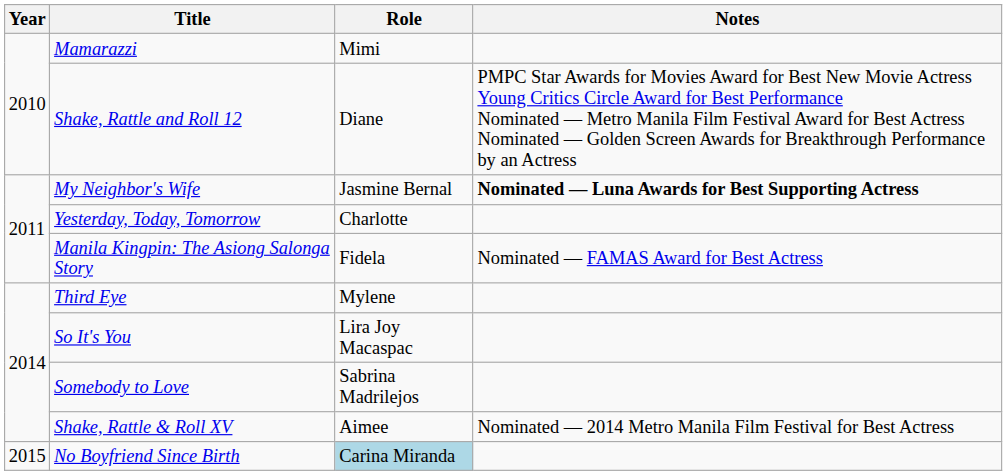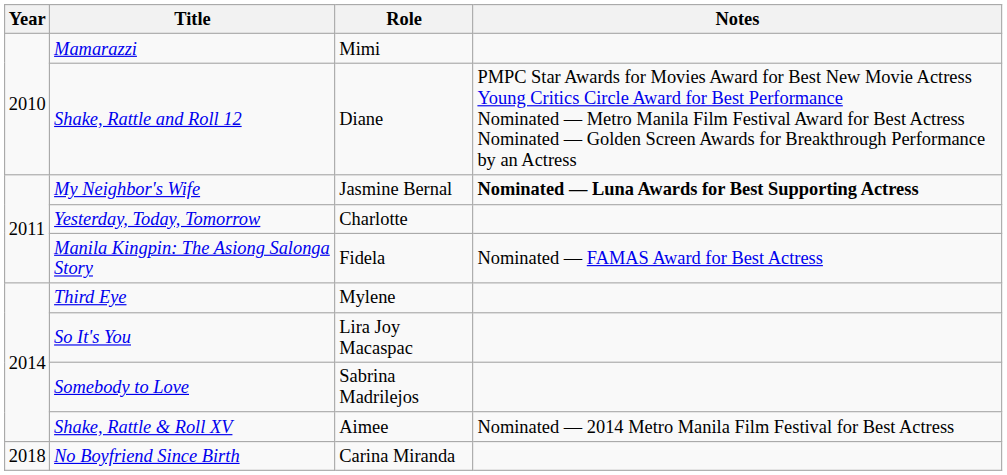(27, 455) 2015 -> (27, 455) 2018
(397, 455) lightblue background -> (397, 455) no background
